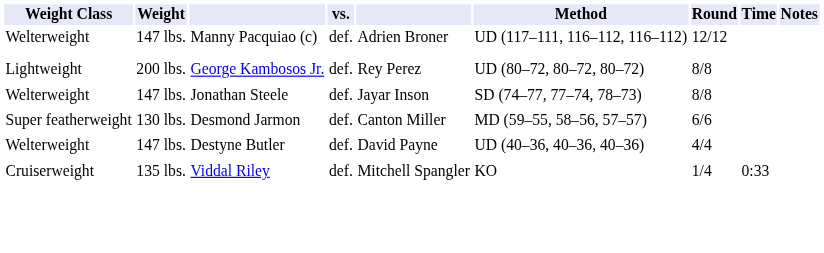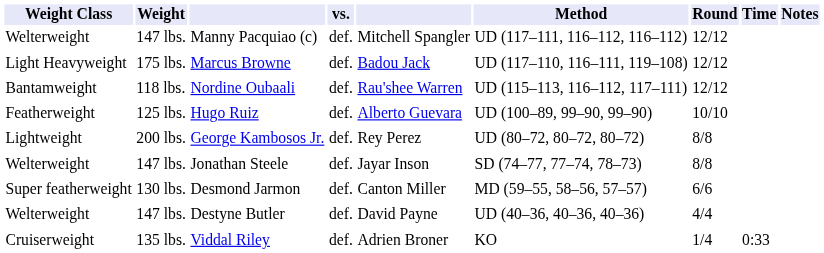(403, 37) Adrien Broner -> (414, 37) Mitchell Spangler
+ row: (241, 62)
+ row: (243, 88)
+ row: (225, 113)
(414, 170) Mitchell Spangler -> (403, 239) Adrien Broner
